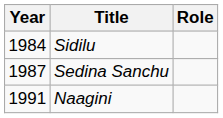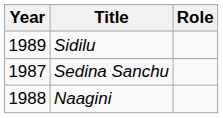(27, 44) 1984 -> (27, 44) 1989
(27, 98) 1991 -> (27, 98) 1988
